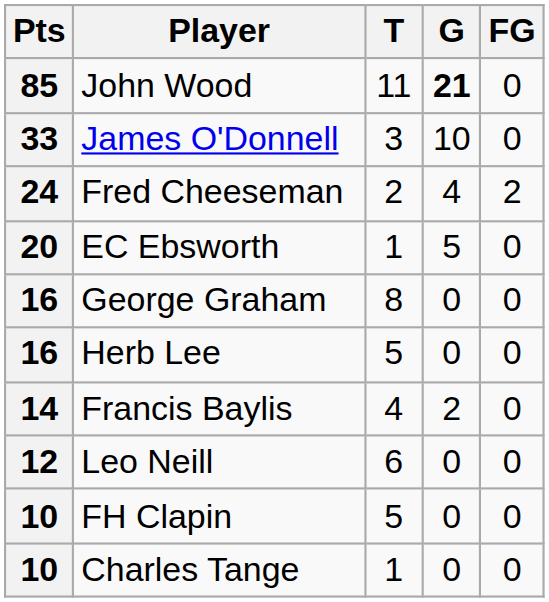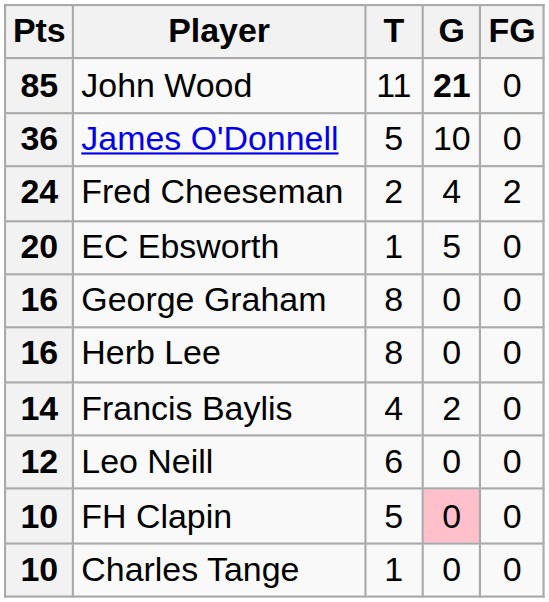(39, 138) 33 -> (39, 138) 36
(394, 138) 3 -> (394, 138) 5
(394, 354) 5 -> (394, 354) 8
(452, 515) no background -> (452, 515) pink background
